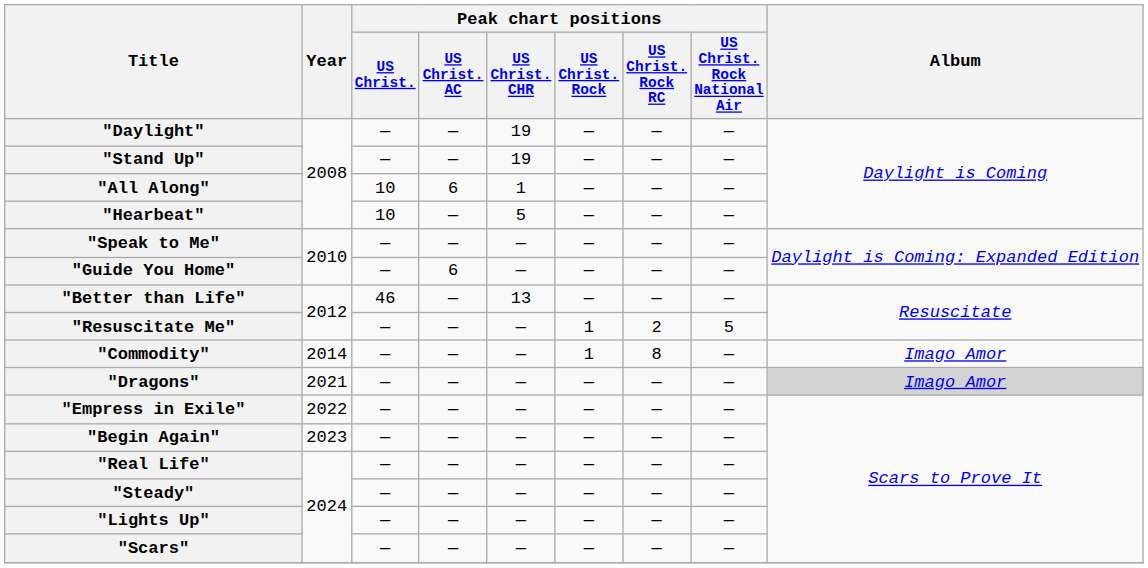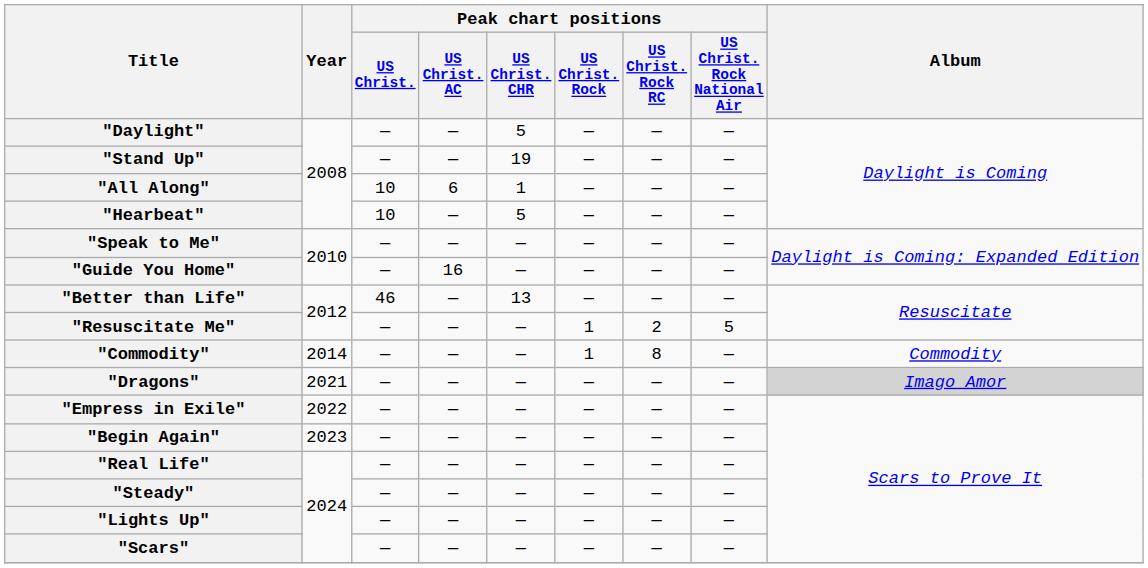(521, 132) 19 -> (521, 132) 5
(453, 271) 6 -> (453, 271) 16
(955, 354) Imago Amor -> (955, 354) Commodity
